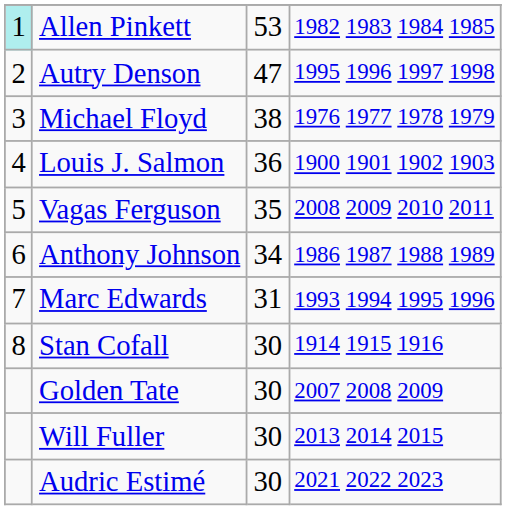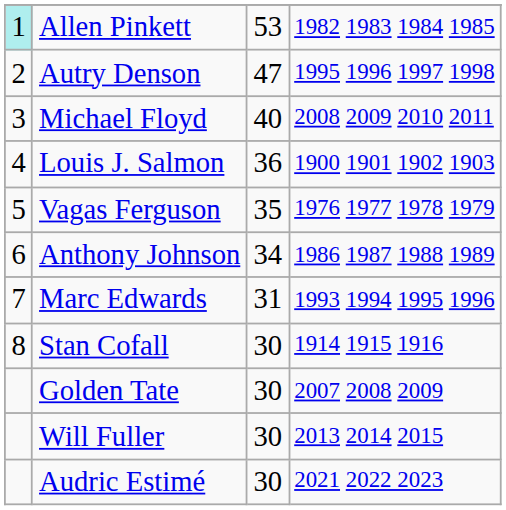(268, 118) 38 -> (268, 118) 40
(394, 118) 1976 1977 1978 1979 -> (394, 118) 2008 2009 2010 2011
(394, 208) 2008 2009 2010 2011 -> (394, 208) 1976 1977 1978 1979
